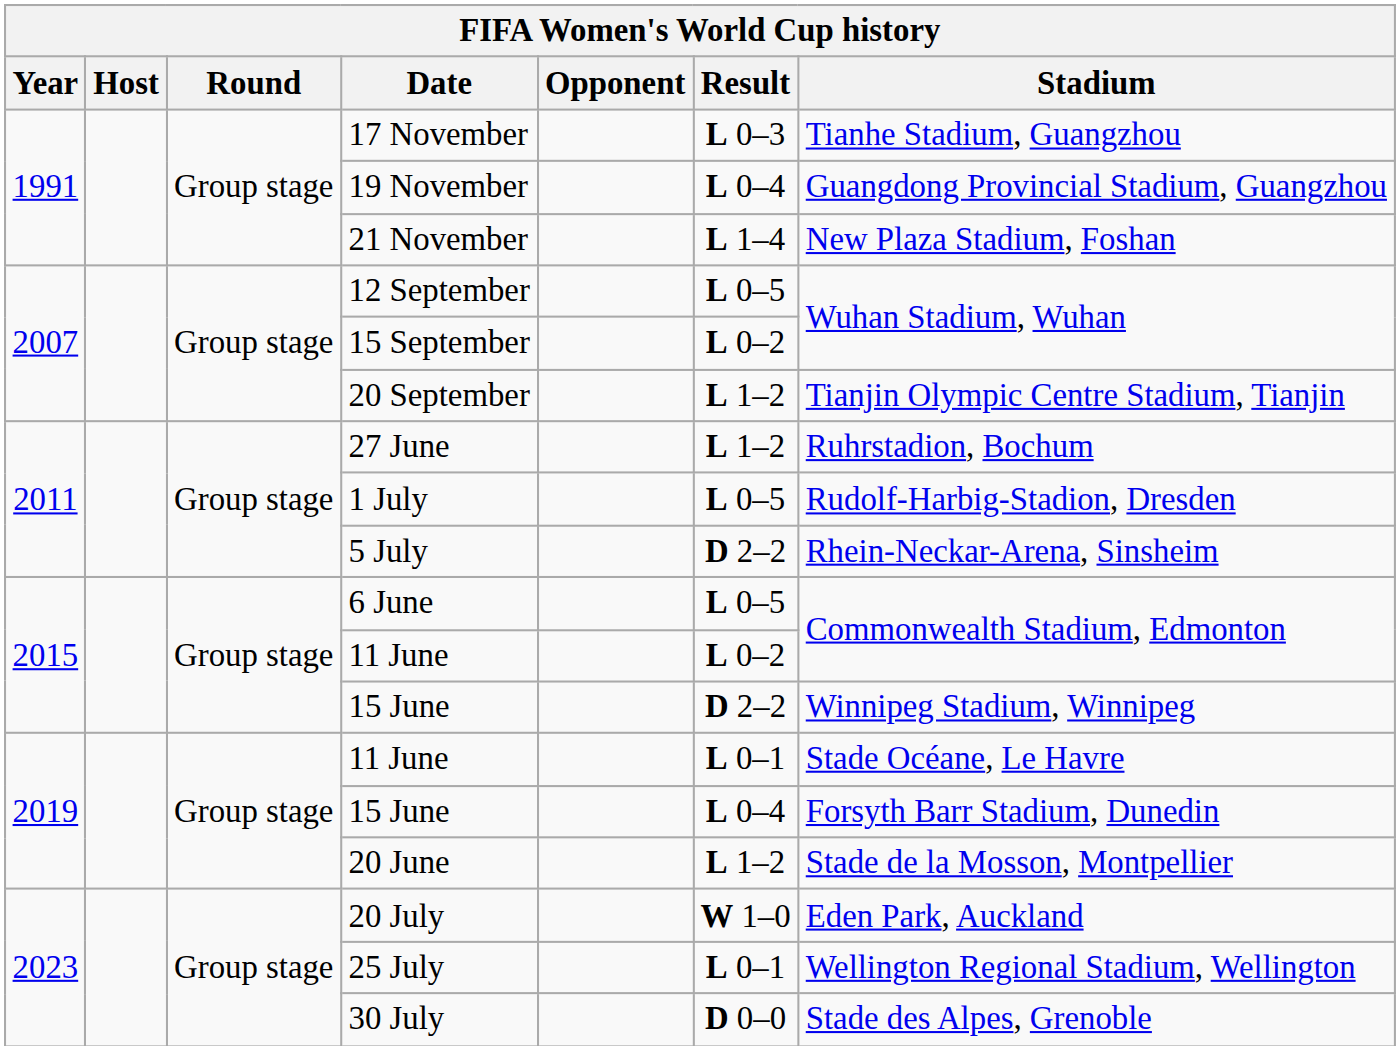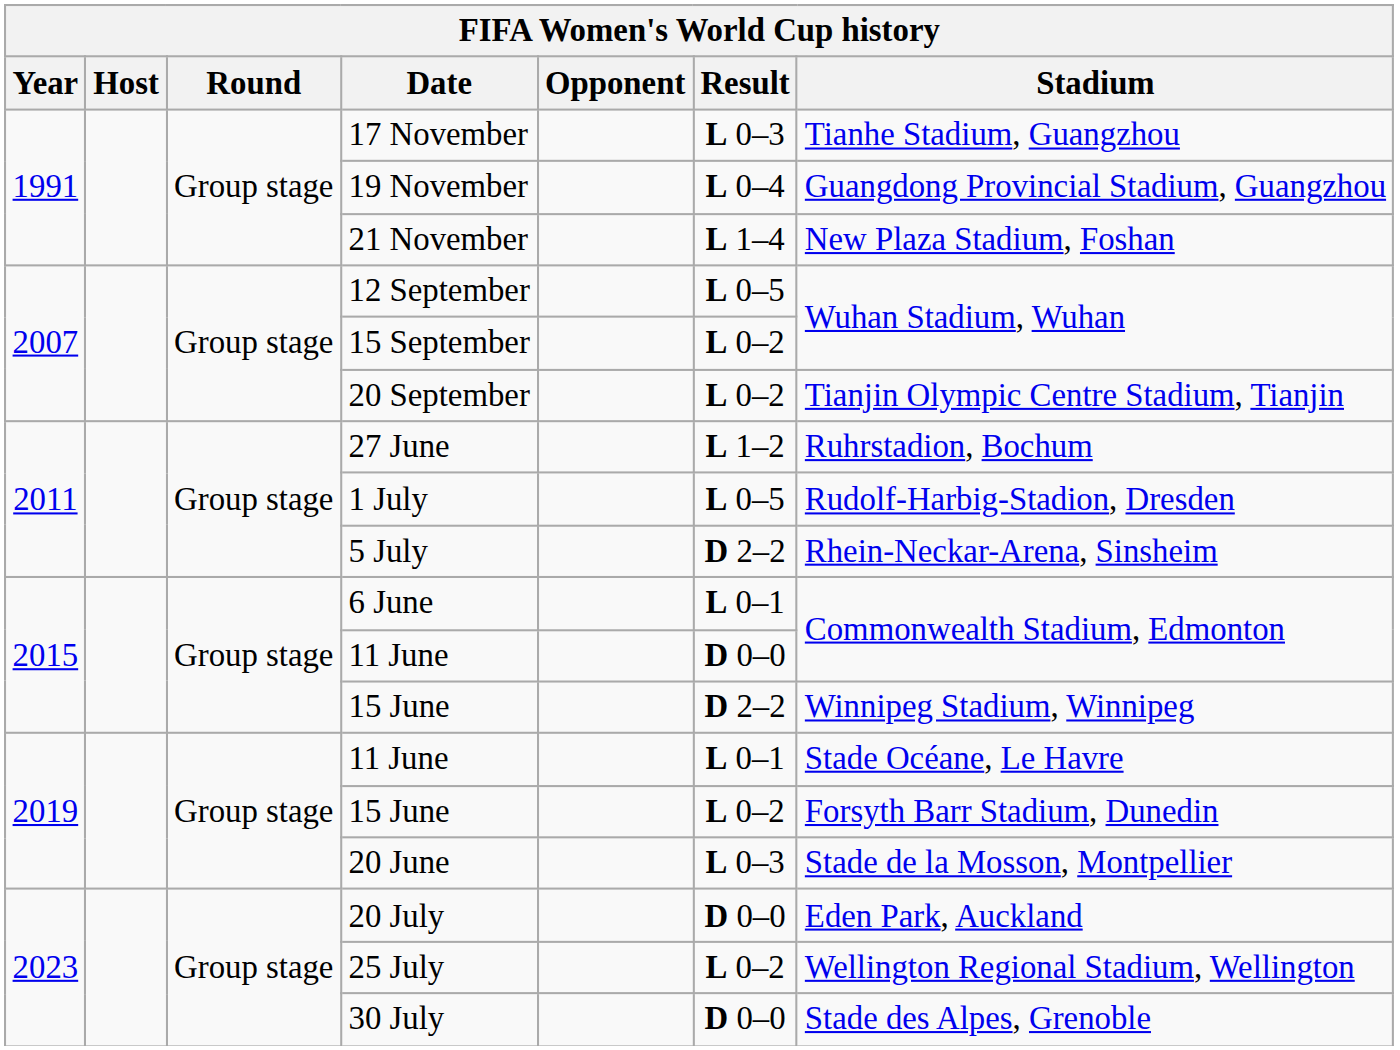(746, 394) L 1–2 -> (745, 394) L 0–2
(746, 602) L 0–5 -> (745, 602) L 0–1
(746, 654) L 0–2 -> (745, 654) D 0–0
(746, 810) L 0–4 -> (745, 810) L 0–2
(746, 862) L 1–2 -> (745, 862) L 0–3
(746, 914) W 1–0 -> (745, 914) D 0–0
(746, 966) L 0–1 -> (745, 966) L 0–2
